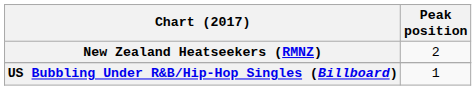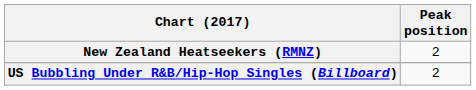(436, 74) 1 -> (436, 74) 2
